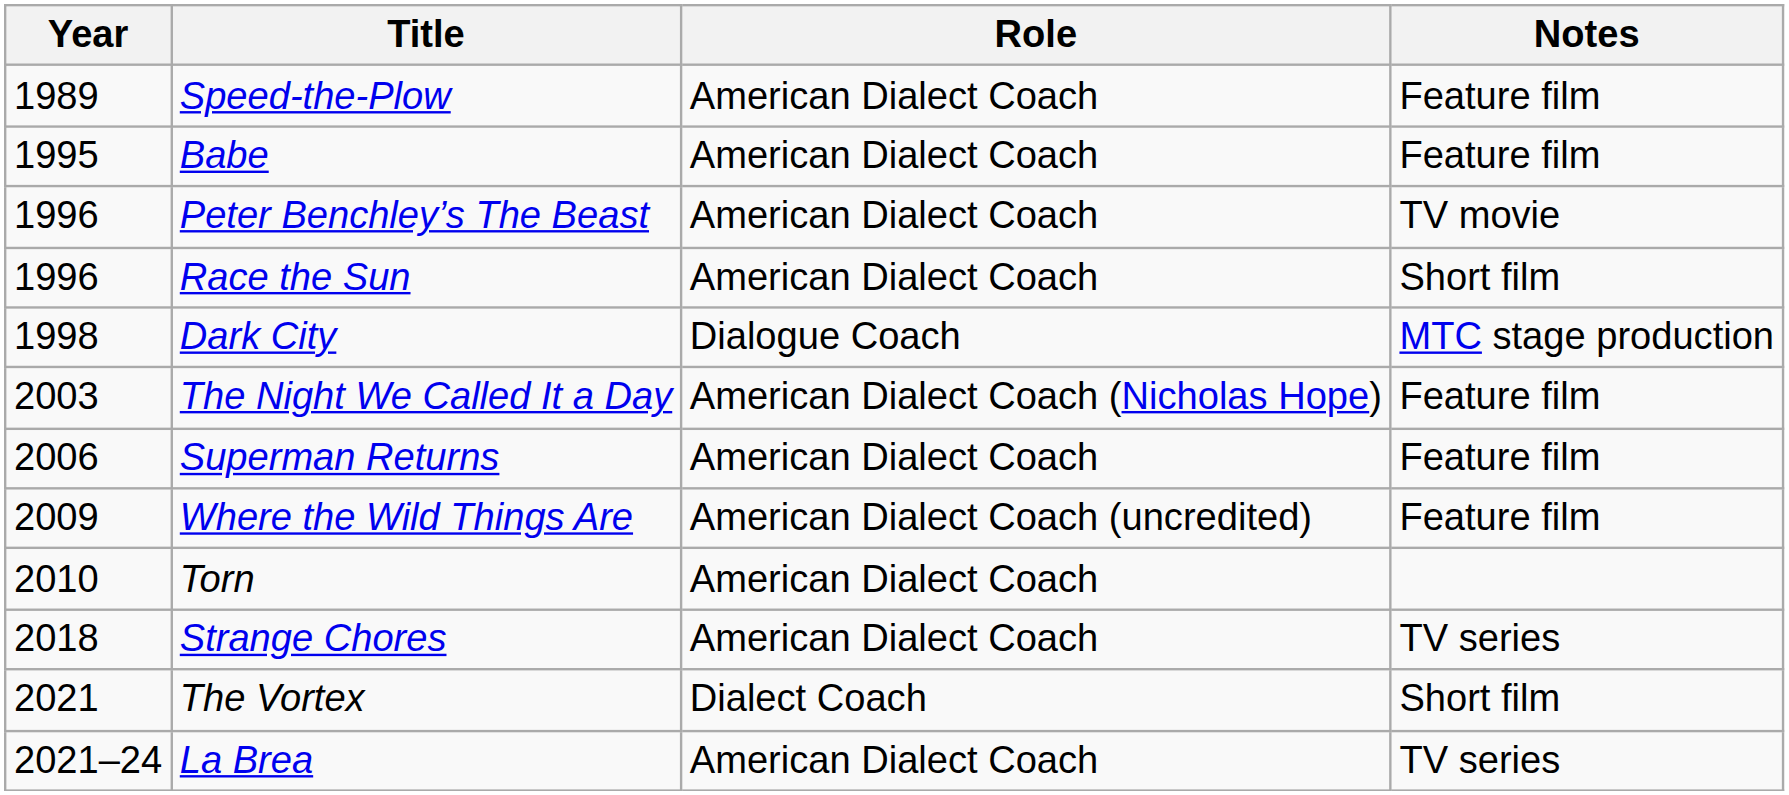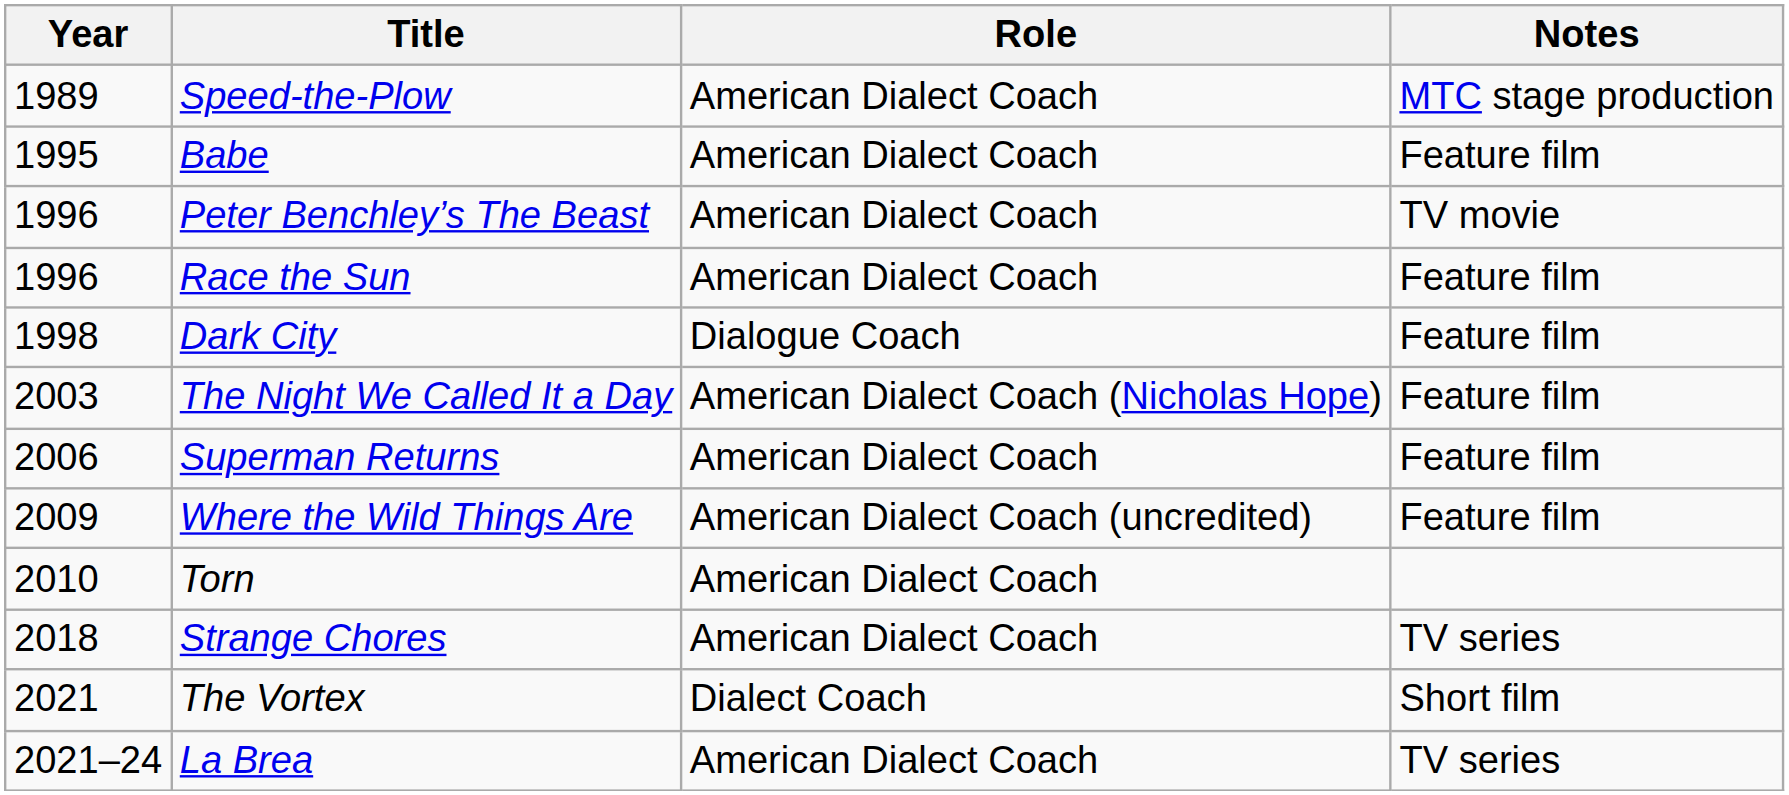(1500, 95) Feature film -> (1587, 95) MTC stage production
(1480, 276) Short film -> (1500, 276) Feature film
(1587, 336) MTC stage production -> (1500, 336) Feature film
